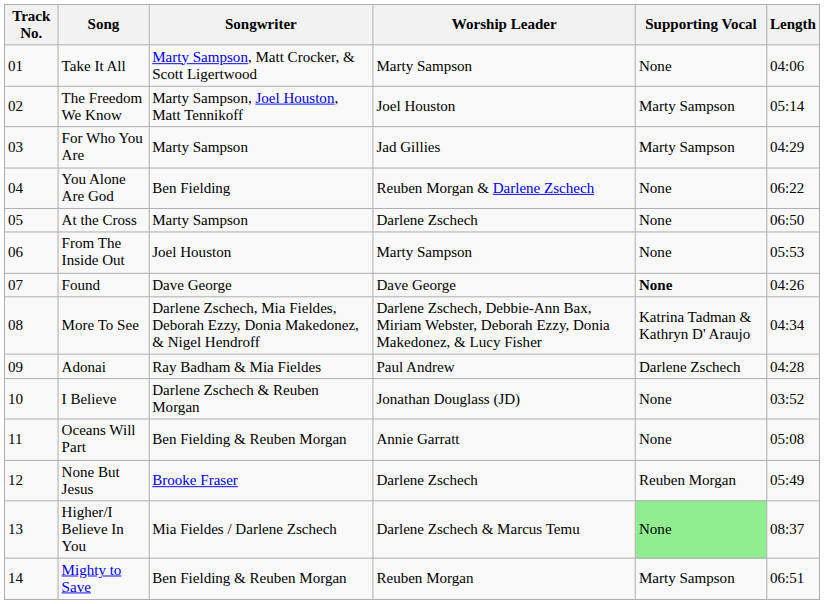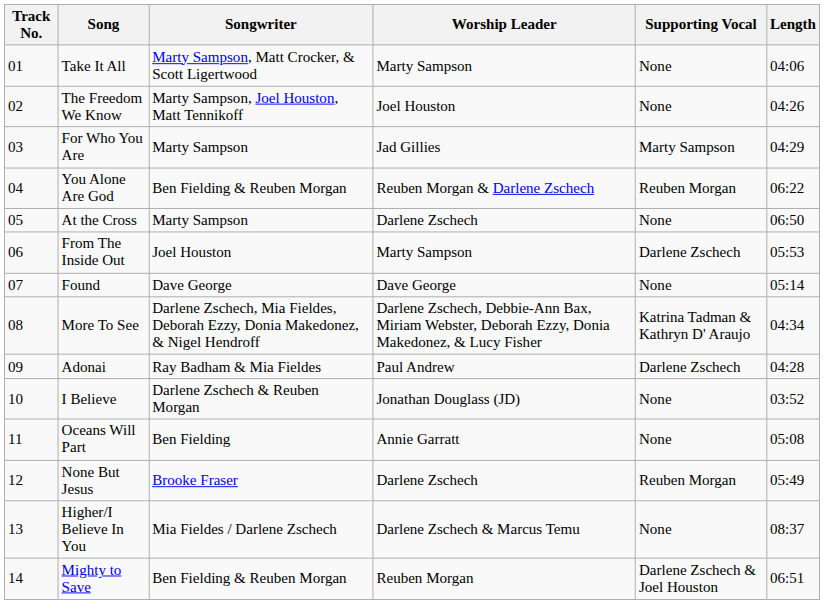(687, 106) Marty Sampson -> (655, 106) None
(787, 106) 05:14 -> (787, 106) 04:26
(191, 187) Ben Fielding -> (249, 187) Ben Fielding & Reuben Morgan
(655, 187) None -> (688, 187) Reuben Morgan
(655, 252) None -> (690, 252) Darlene Zschech
(656, 284) bold -> (655, 284) normal
(787, 284) 04:26 -> (787, 284) 05:14
(249, 439) Ben Fielding & Reuben Morgan -> (191, 439) Ben Fielding
(655, 529) lightgreen background -> (655, 529) no background
(687, 578) Marty Sampson -> (697, 578) Darlene Zschech & Joel Houston
